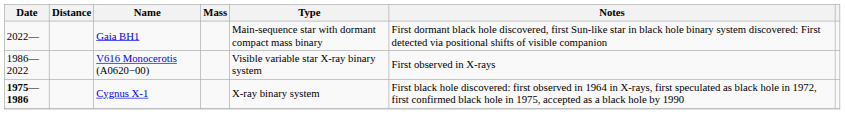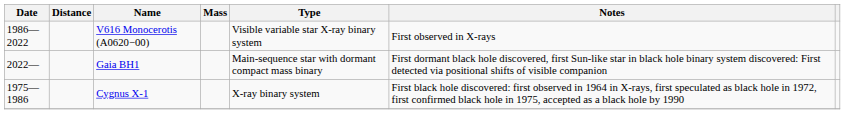rows swapped: (118, 36) <-> (137, 65)
(23, 94) bold -> (23, 94) normal
